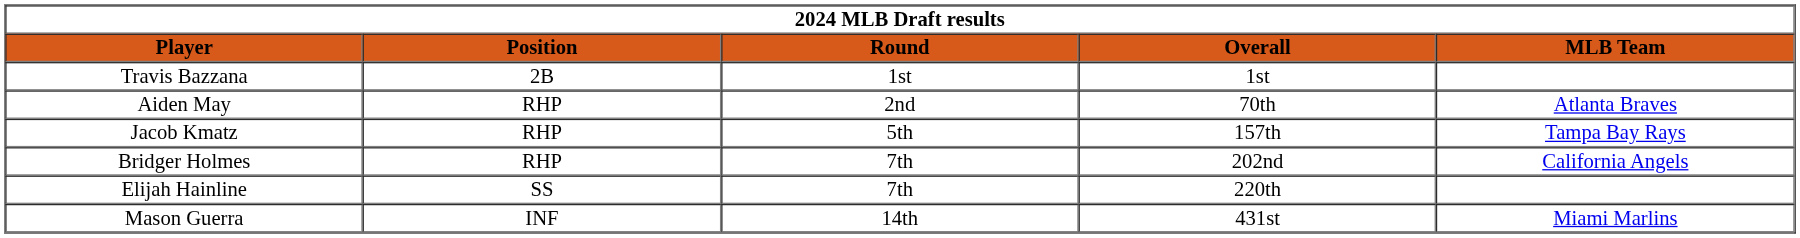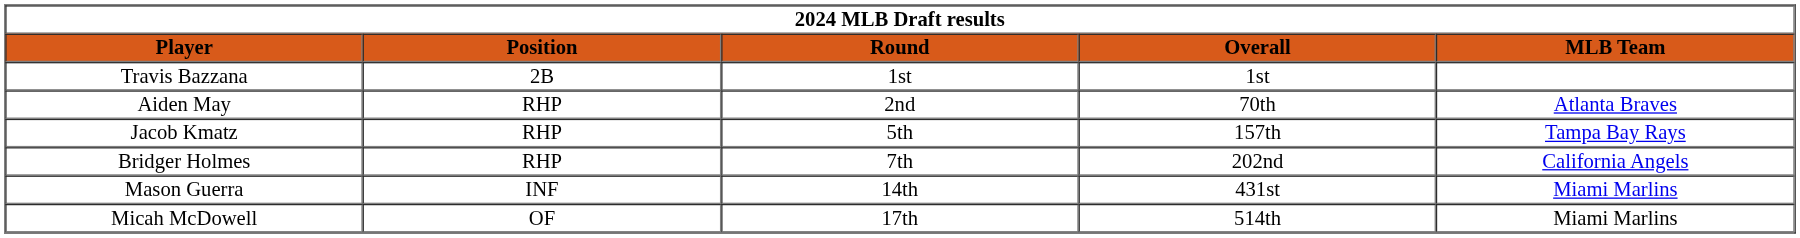- row: (184, 189)
+ row: (184, 217)
